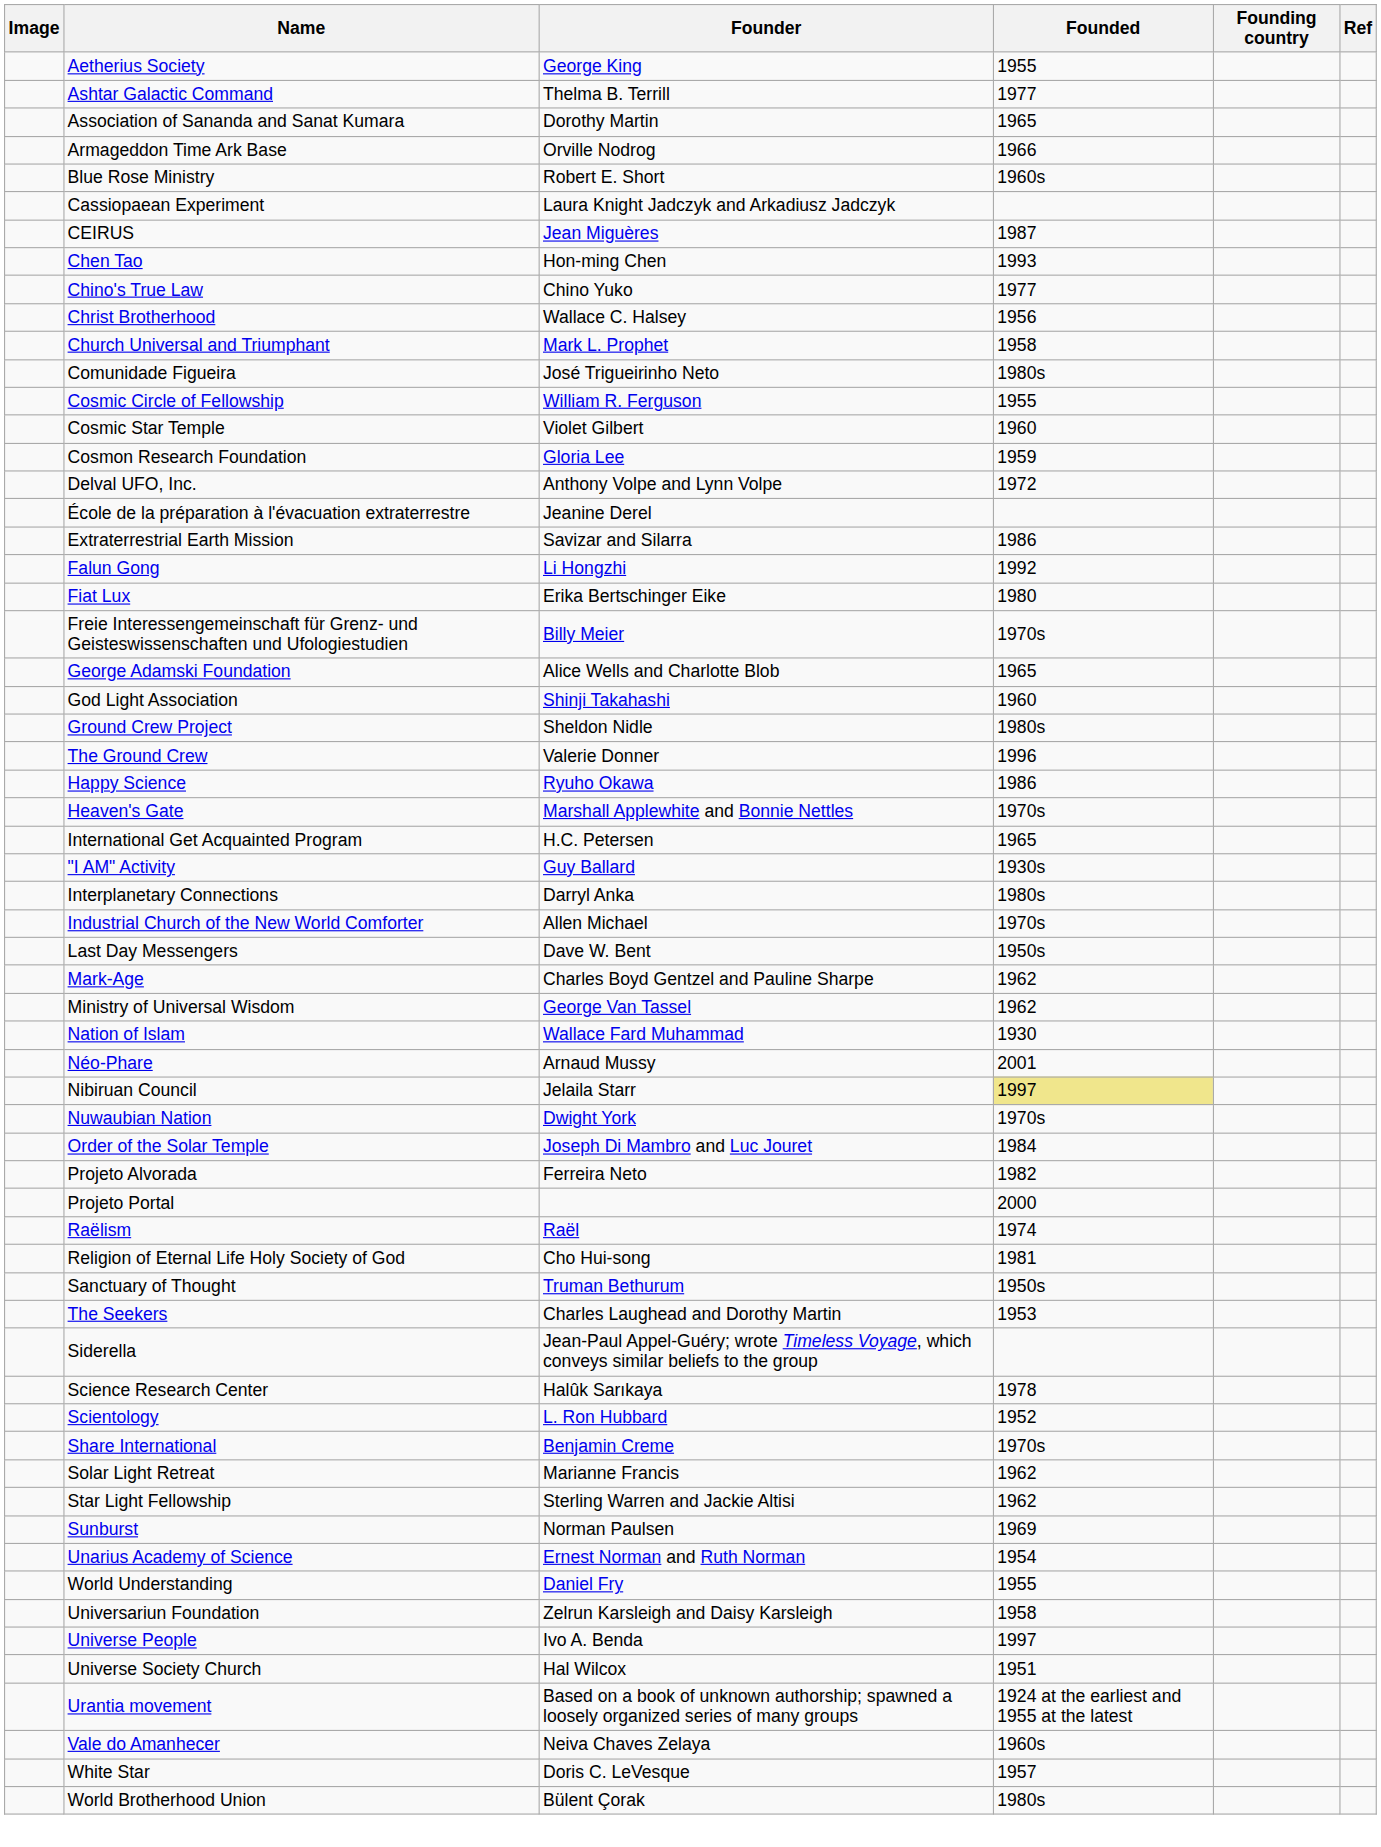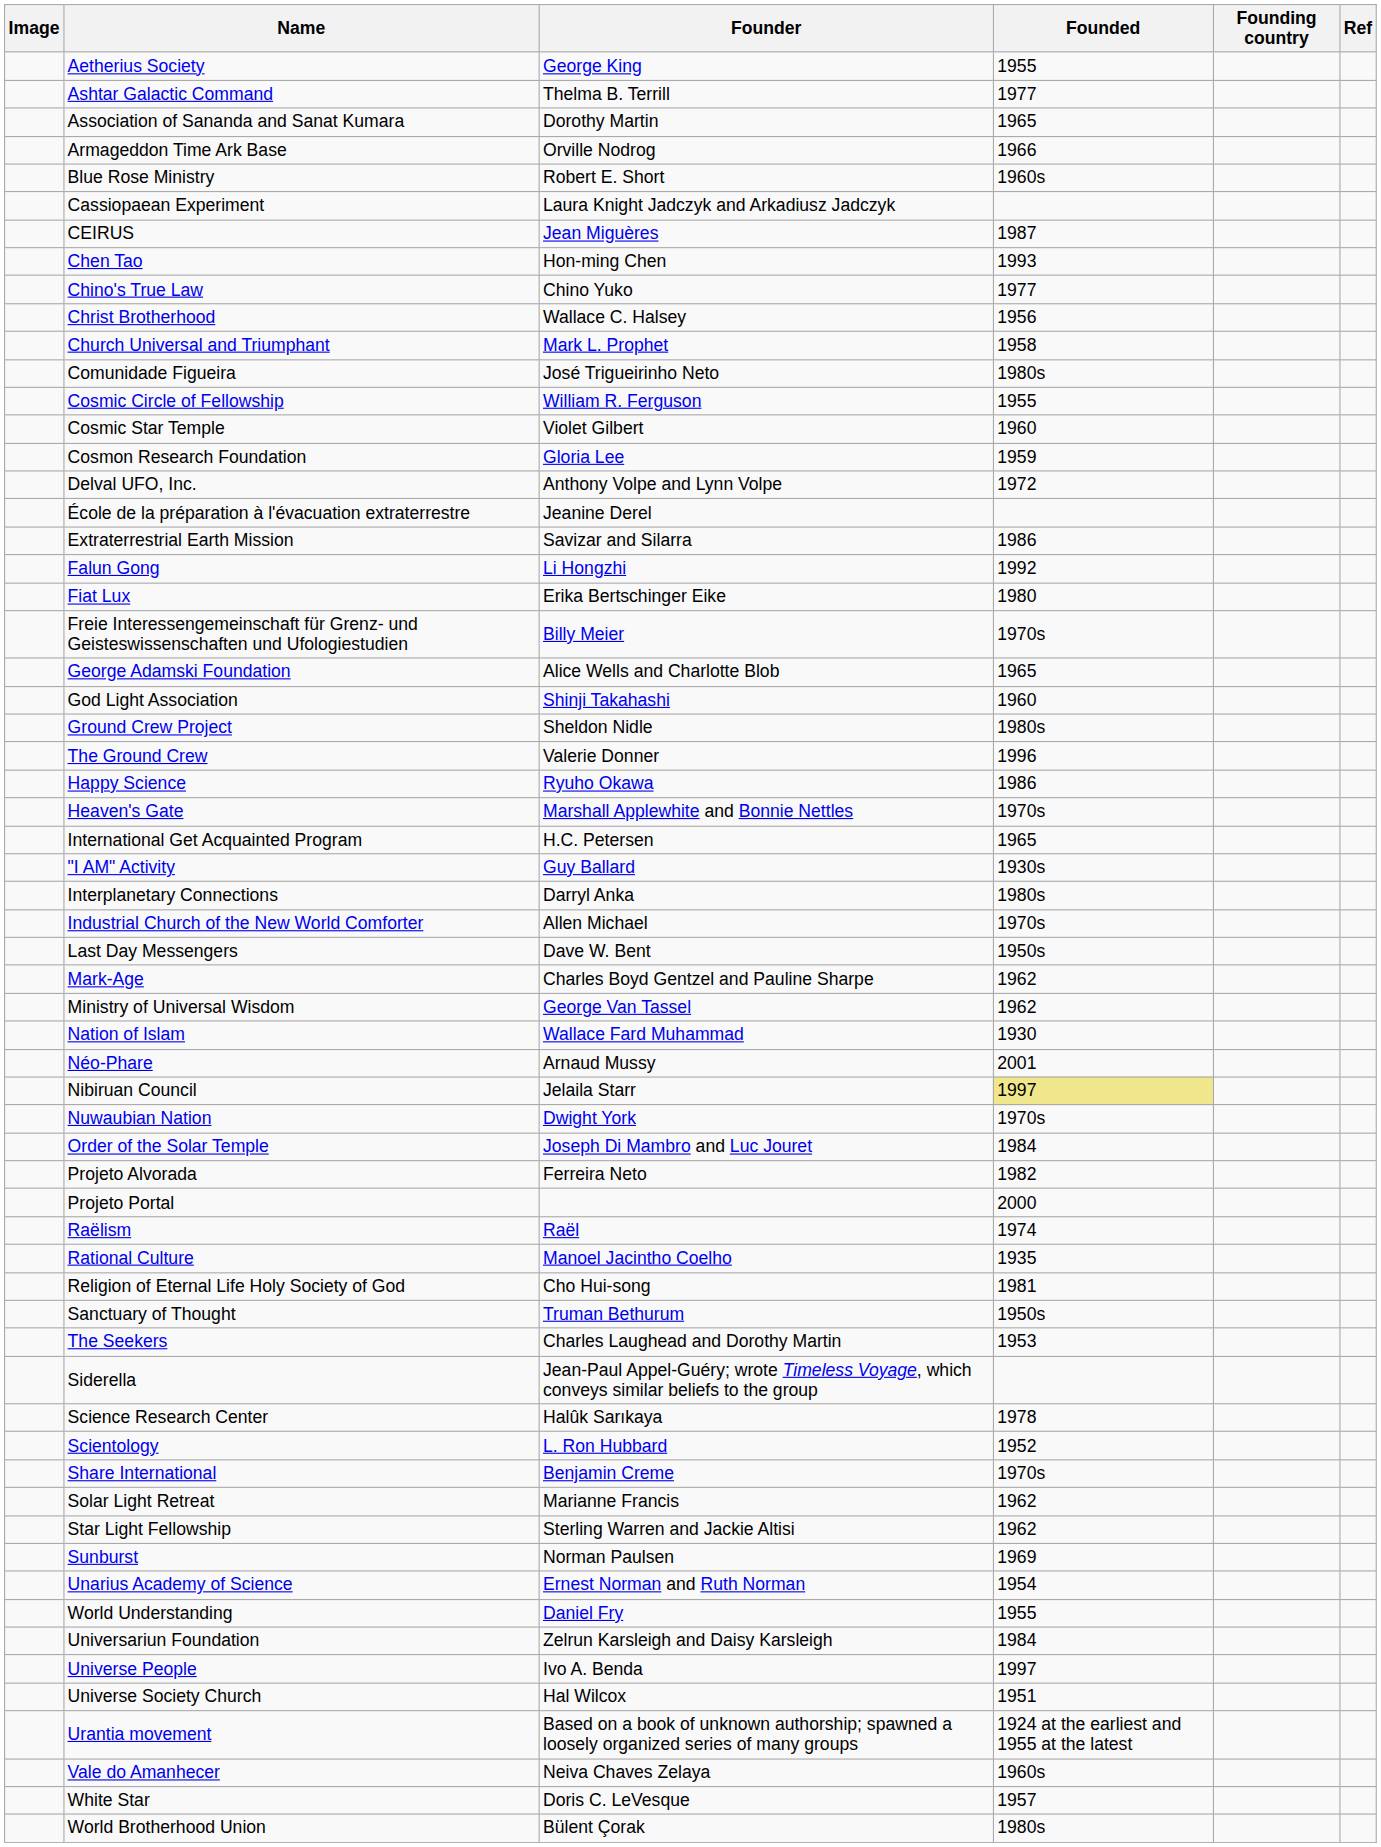+ row: (131, 1258)
(1017, 1613) 1958 -> (1017, 1640) 1984
